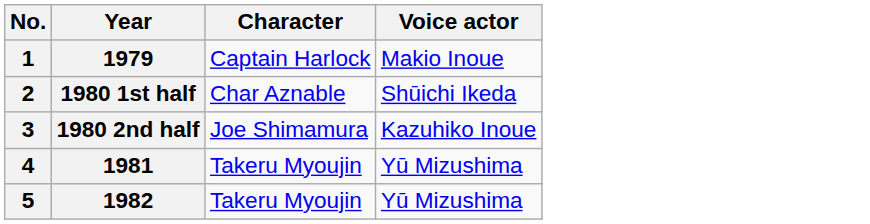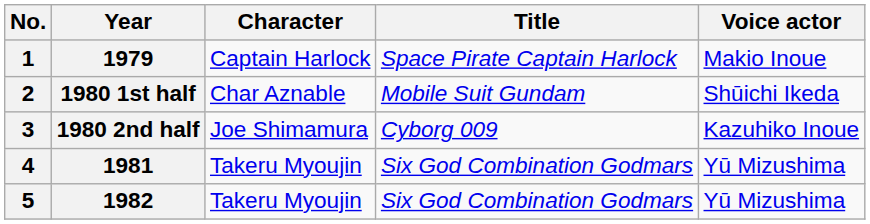+ column: (537, 22)
